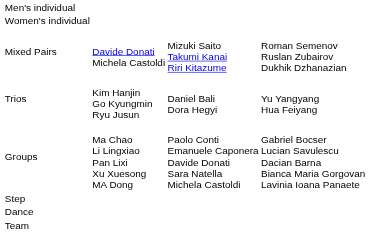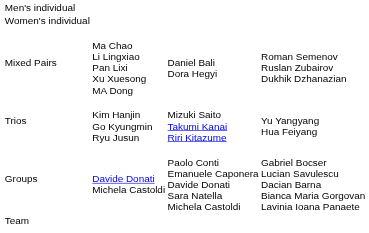(129, 57) Davide Donati Michela Castoldi -> (119, 68) Ma Chao Li Lingxiao Pan Lixi Xu Xuesong MA Dong
(197, 57) Mizuki Saito Takumi Kanai Riri Kitazume -> (192, 68) Daniel Bali Dora Hegyi
(192, 104) Daniel Bali Dora Hegyi -> (197, 126) Mizuki Saito Takumi Kanai Riri Kitazume
(119, 162) Ma Chao Li Lingxiao Pan Lixi Xu Xuesong MA Dong -> (129, 184) Davide Donati Michela Castoldi
- row: (15, 198)
- row: (19, 212)
